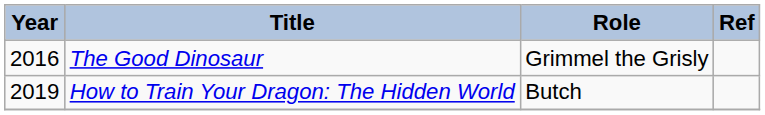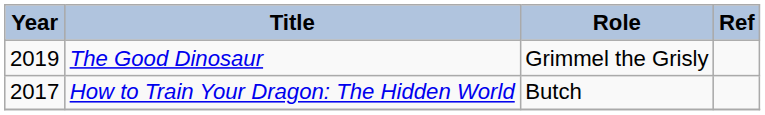(35, 58) 2016 -> (35, 58) 2019
(35, 93) 2019 -> (35, 93) 2017
